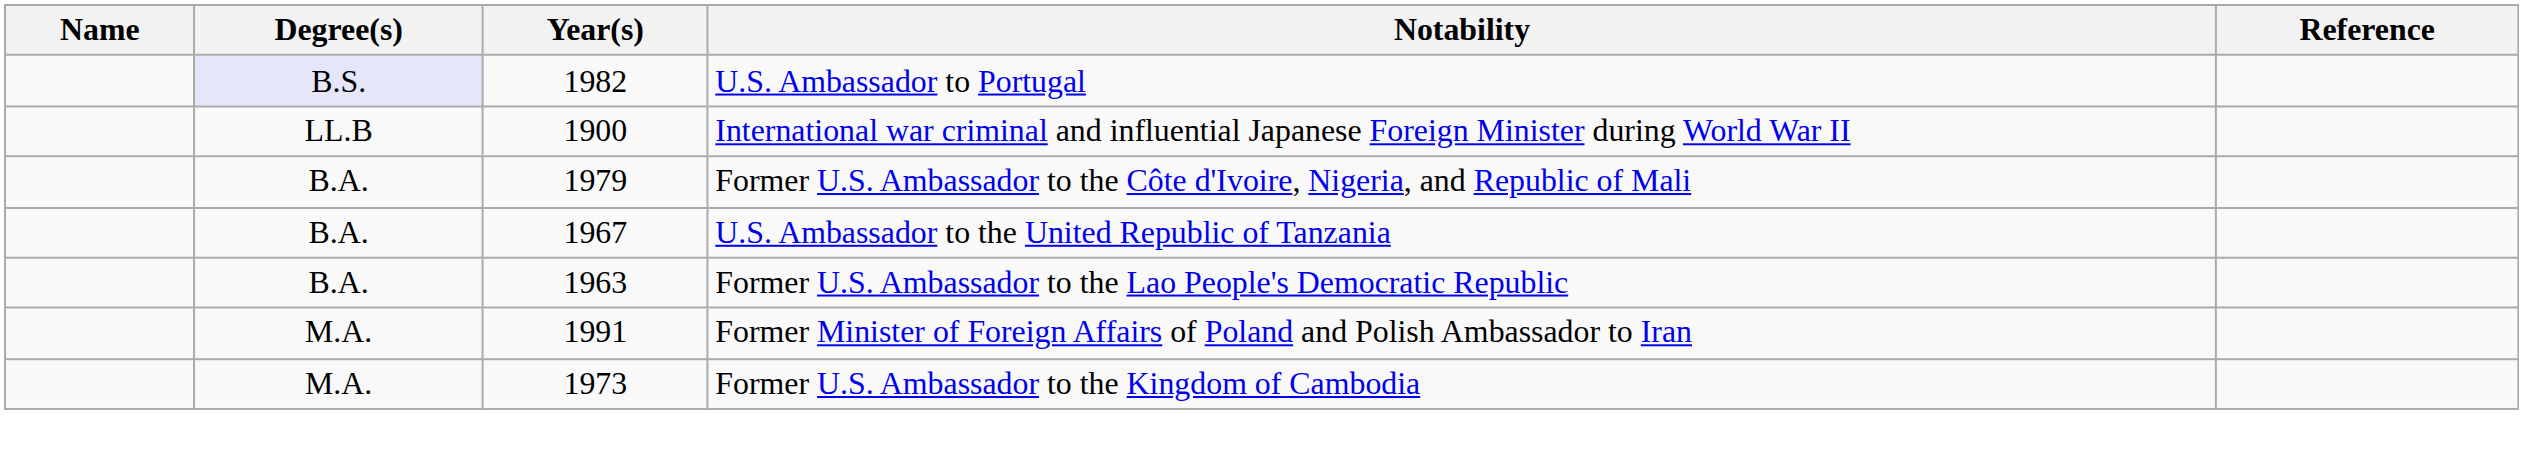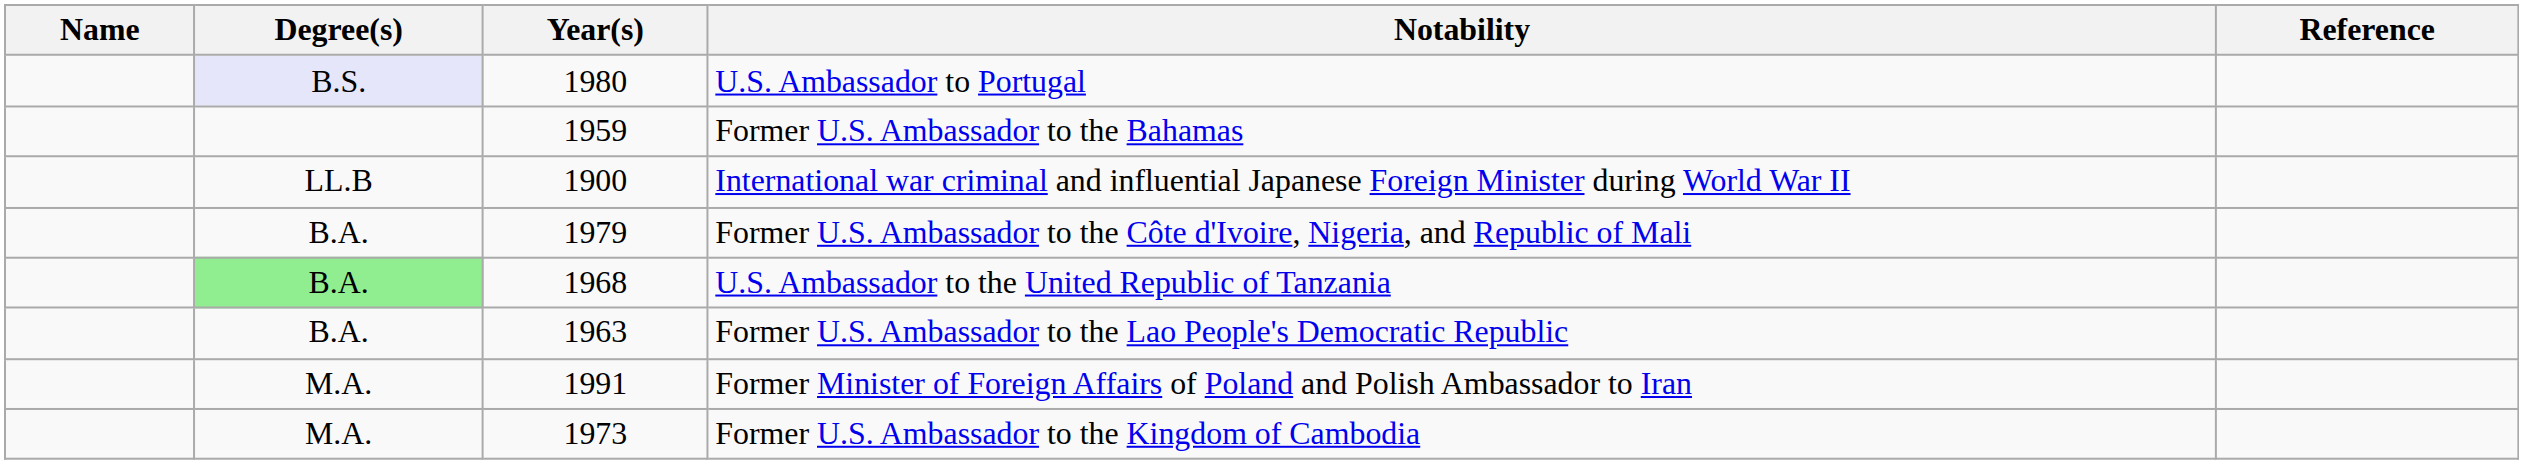(595, 80) 1982 -> (595, 80) 1980
+ row: (979, 130)
(339, 231) no background -> (339, 282) lightgreen background
(595, 231) 1967 -> (595, 282) 1968
